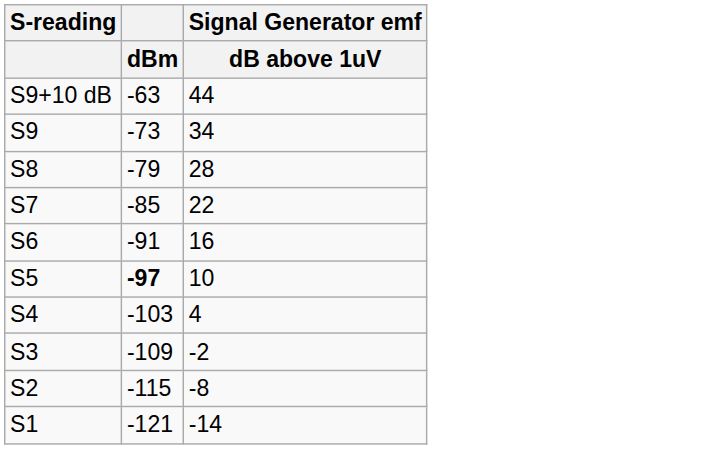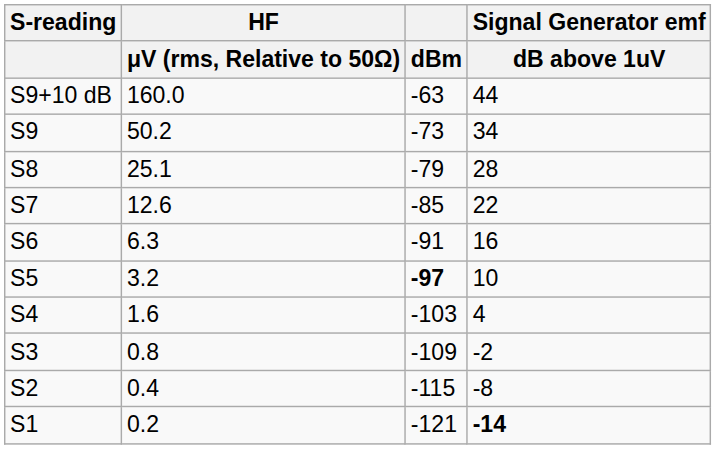+ column: (264, 59)
(205, 424) normal -> (489, 424) bold
